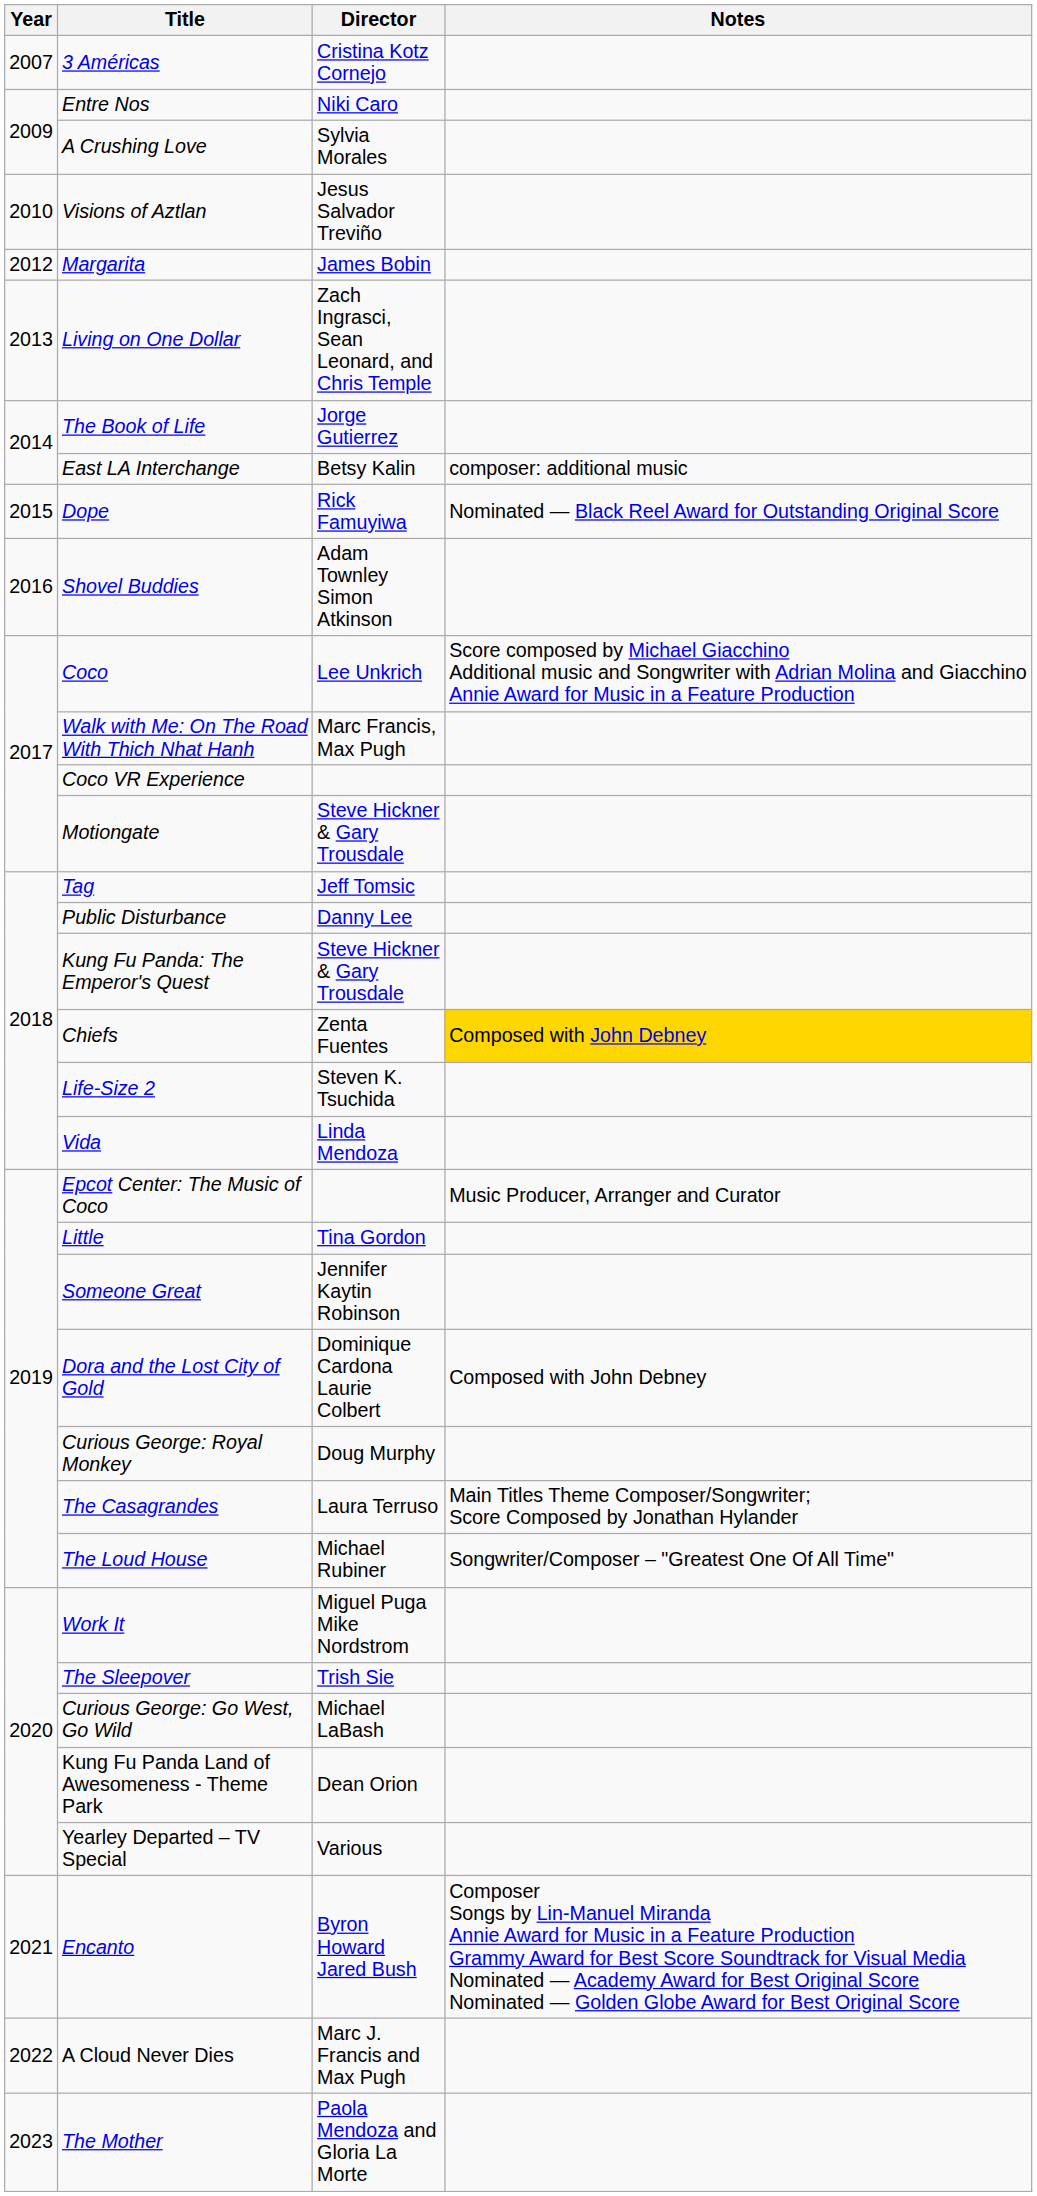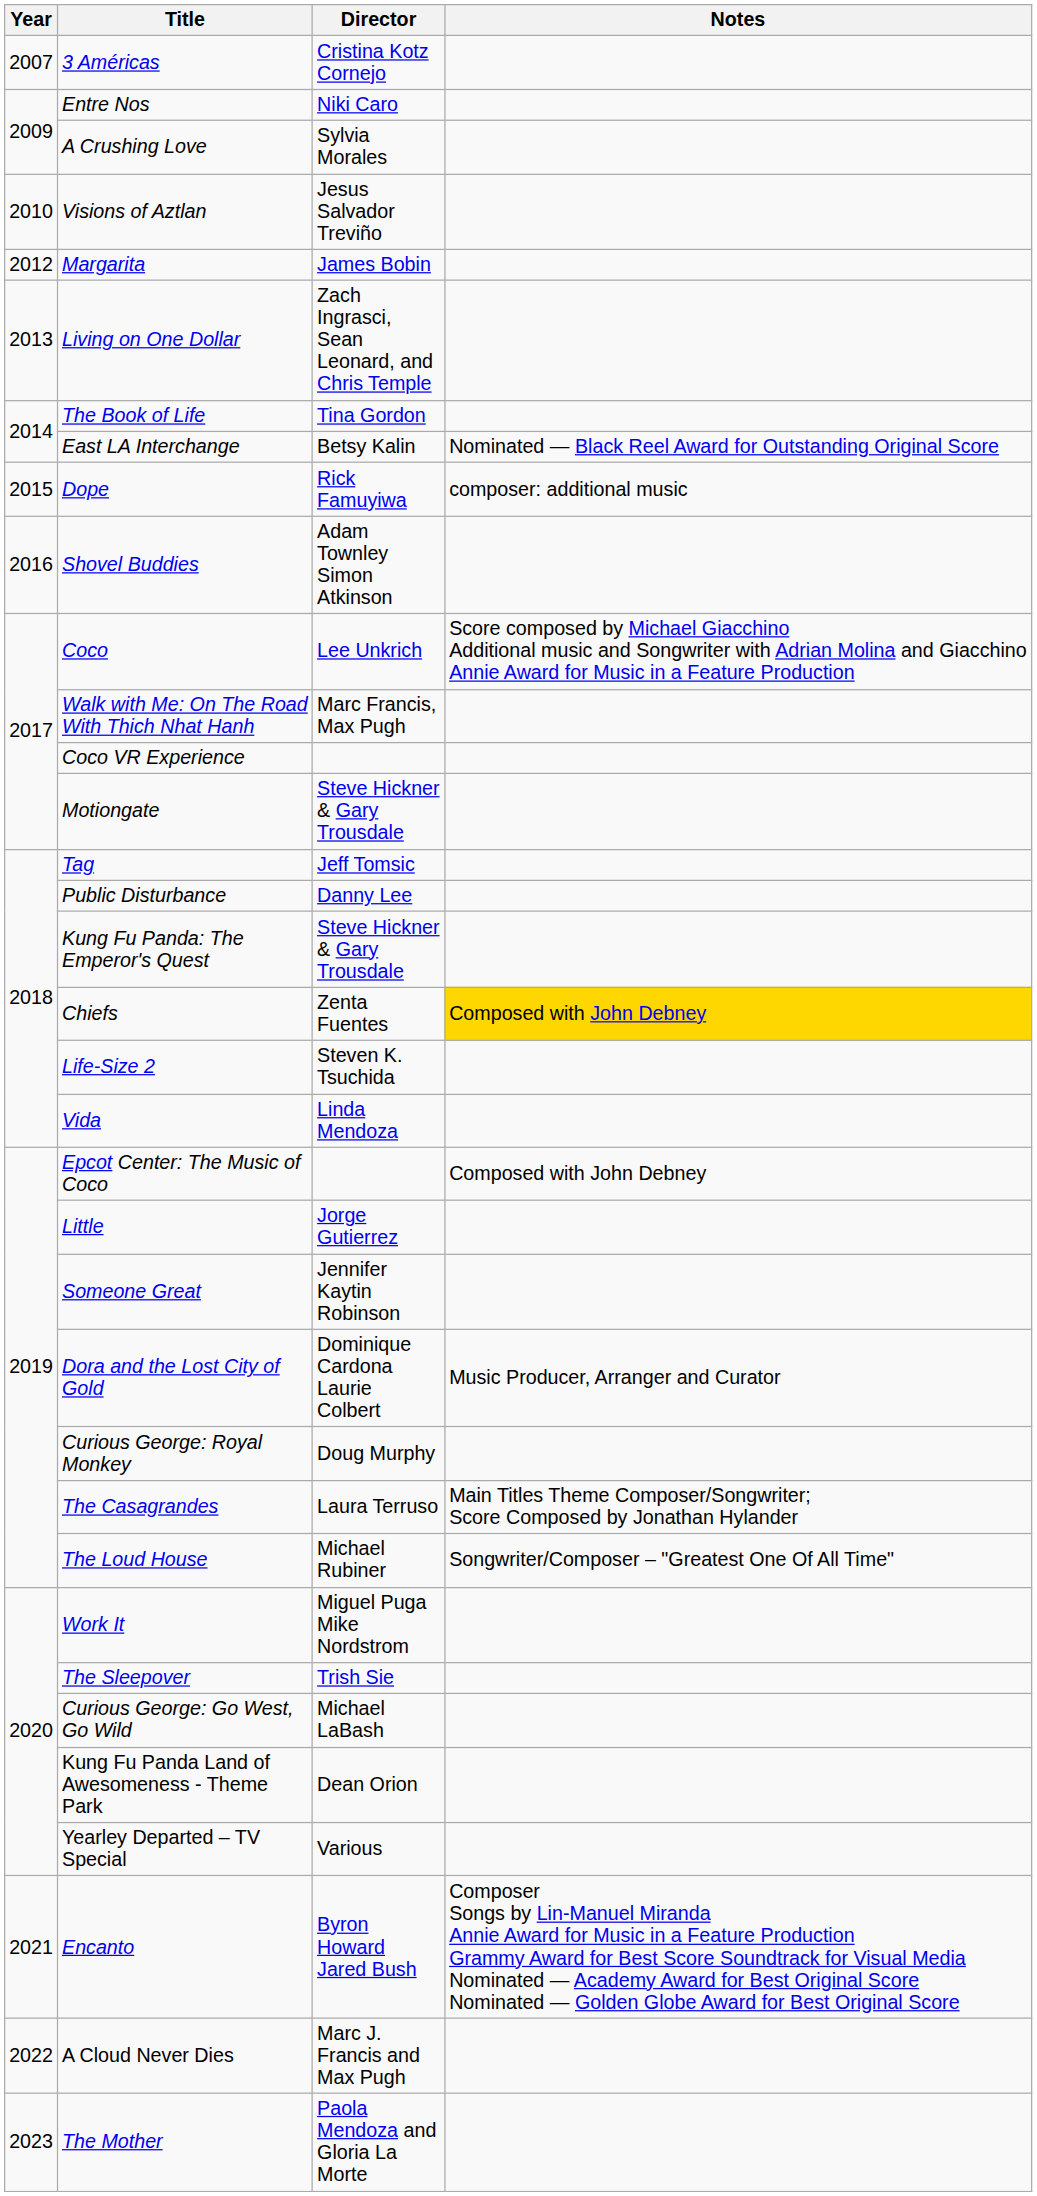(358, 426) Jorge Gutierrez -> (371, 415) Tina Gordon
(568, 469) composer: additional music -> (724, 446) Nominated — Black Reel Award for Outstanding Original Score
(724, 511) Nominated — Black Reel Award for Outstanding Original Score -> (568, 489) composer: additional music
(615, 1195) Music Producer, Arranger and Curator -> (578, 1173) Composed with John Debney
(371, 1238) Tina Gordon -> (358, 1227) Jorge Gutierrez
(578, 1378) Composed with John Debney -> (615, 1378) Music Producer, Arranger and Curator
